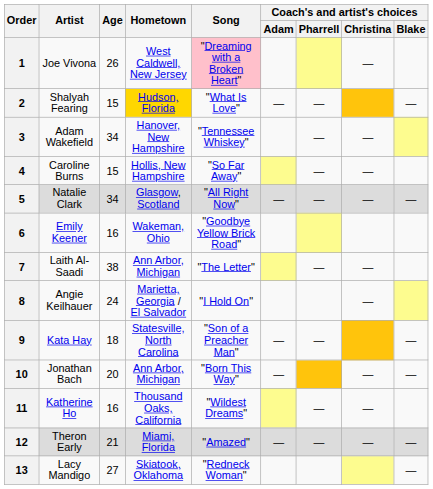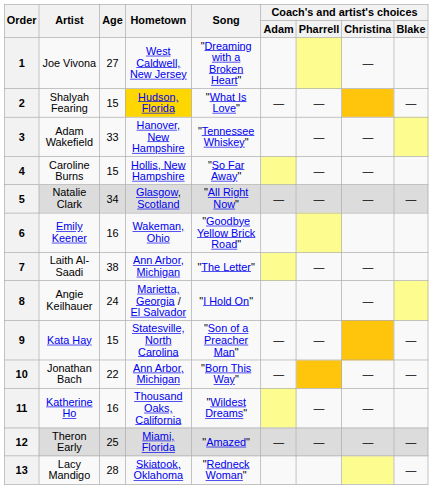(112, 63) 26 -> (112, 63) 27
(226, 63) pink background -> (226, 63) no background
(112, 137) 34 -> (112, 137) 33
(112, 340) 18 -> (112, 340) 15
(112, 374) 20 -> (112, 374) 22
(112, 442) 21 -> (112, 442) 25
(112, 470) 27 -> (112, 470) 28
